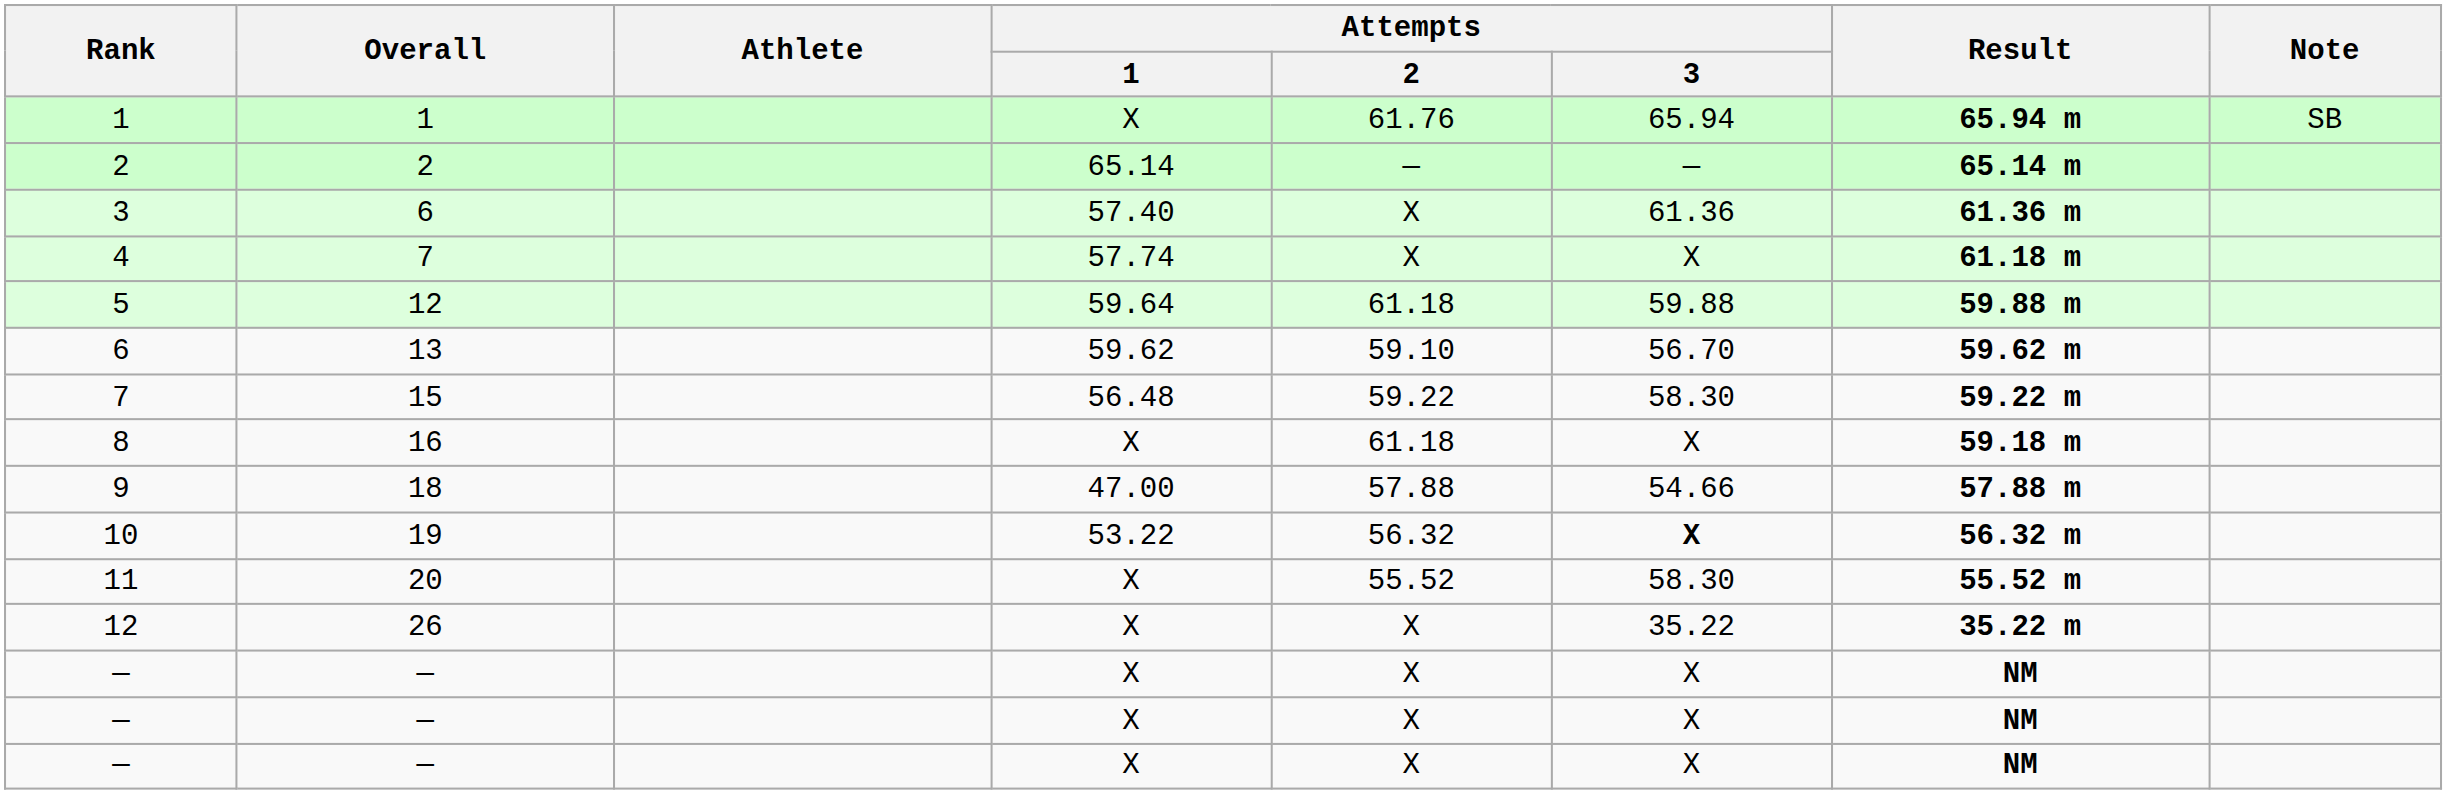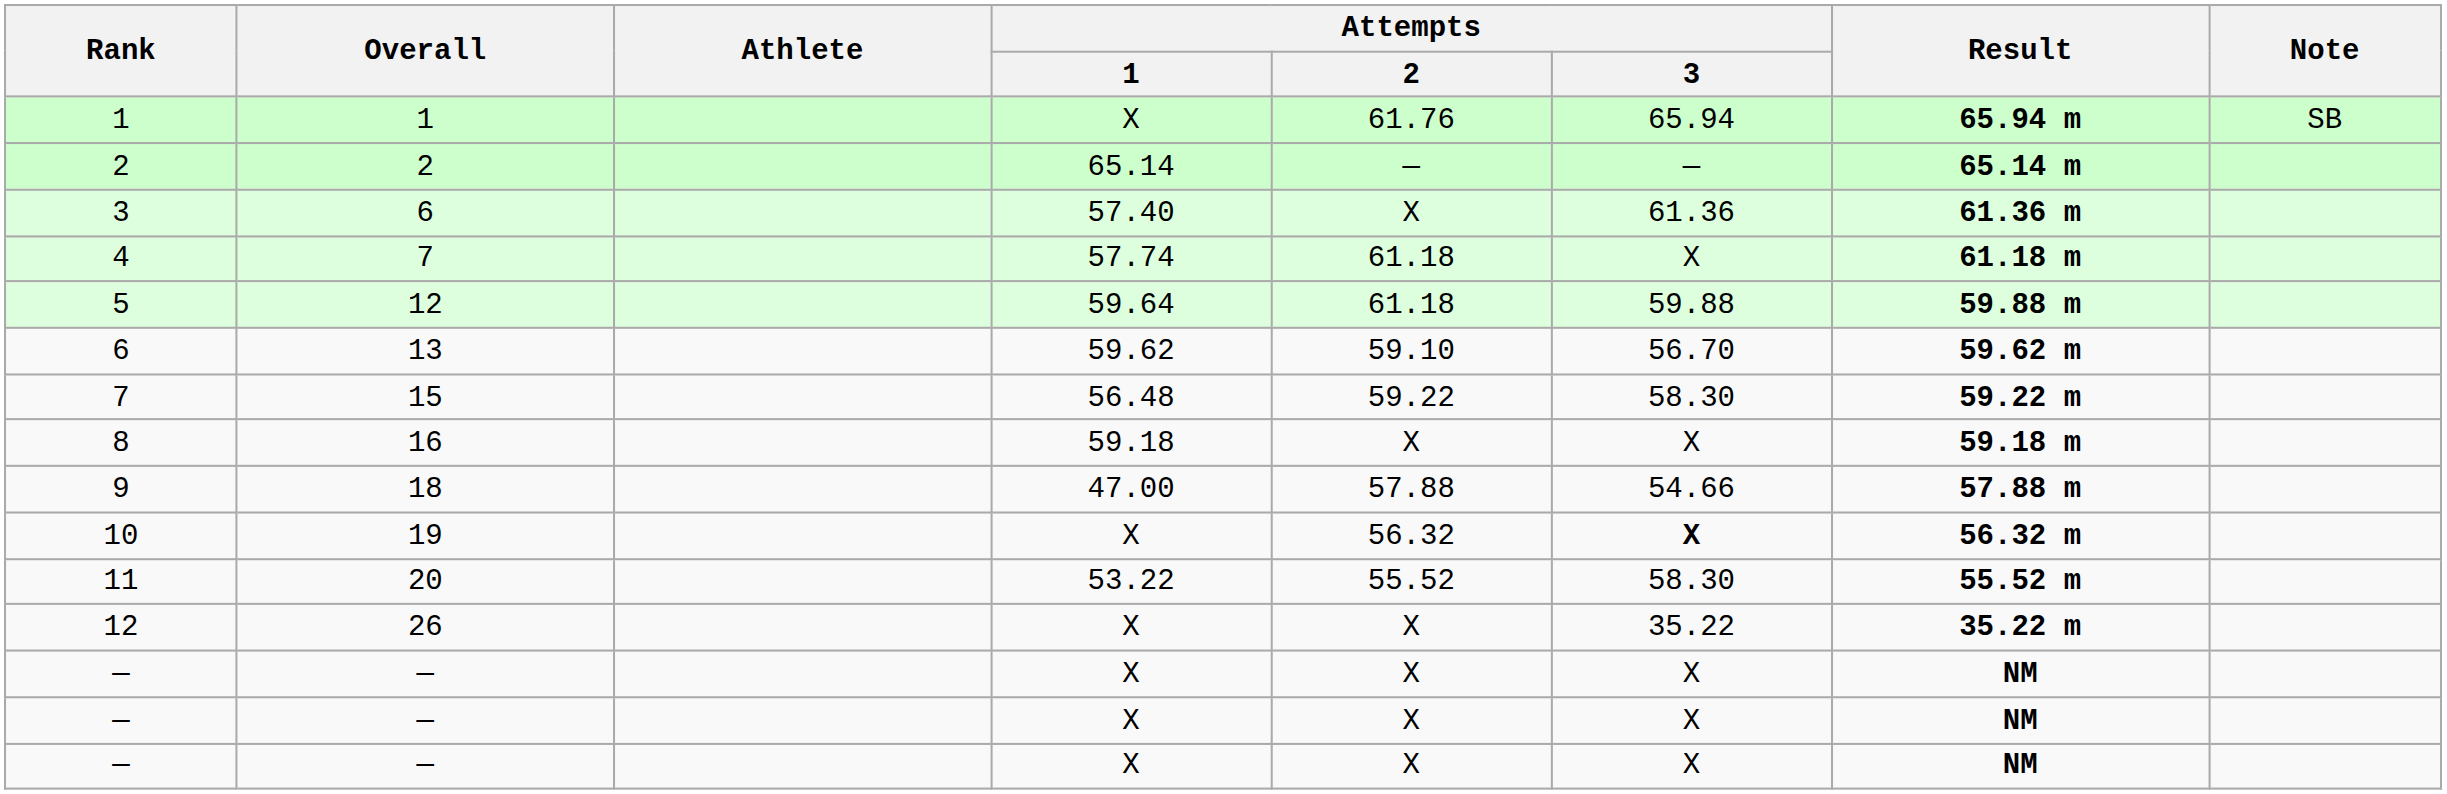(1411, 259) X -> (1411, 259) 61.18
(1131, 443) X -> (1131, 443) 59.18
(1411, 443) 61.18 -> (1411, 443) X
(1131, 536) 53.22 -> (1131, 536) X
(1131, 582) X -> (1131, 582) 53.22
